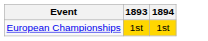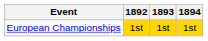+ column: (136, 12)
